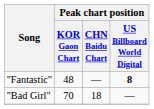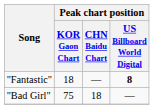(68, 79) 48 -> (68, 79) 18
(68, 95) 70 -> (68, 95) 75
